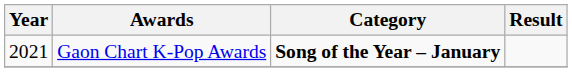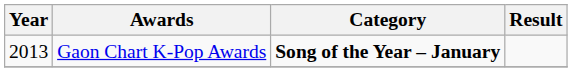(29, 50) 2021 -> (29, 50) 2013
